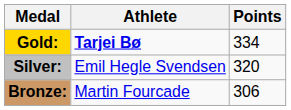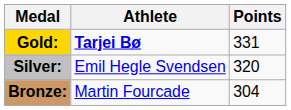(246, 42) 334 -> (246, 42) 331
(246, 92) 306 -> (246, 92) 304
